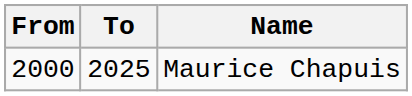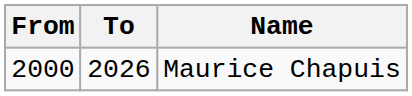(119, 70) 2025 -> (119, 70) 2026
